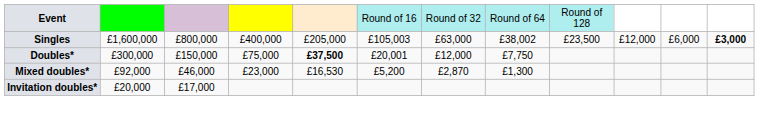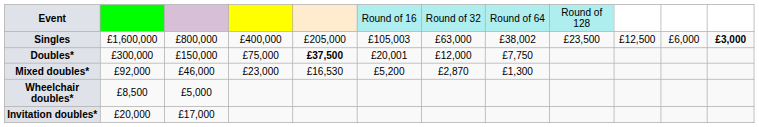(637, 40) £12,000 -> (637, 40) £12,500
+ row: (52, 93)
